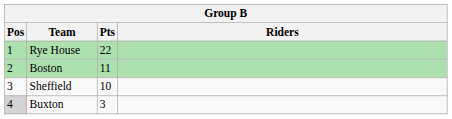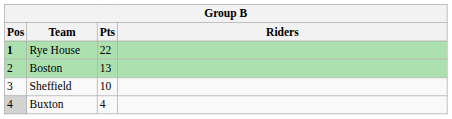(10, 50) normal -> (10, 50) bold
(105, 68) 11 -> (105, 68) 13
(103, 104) 3 -> (103, 104) 4
